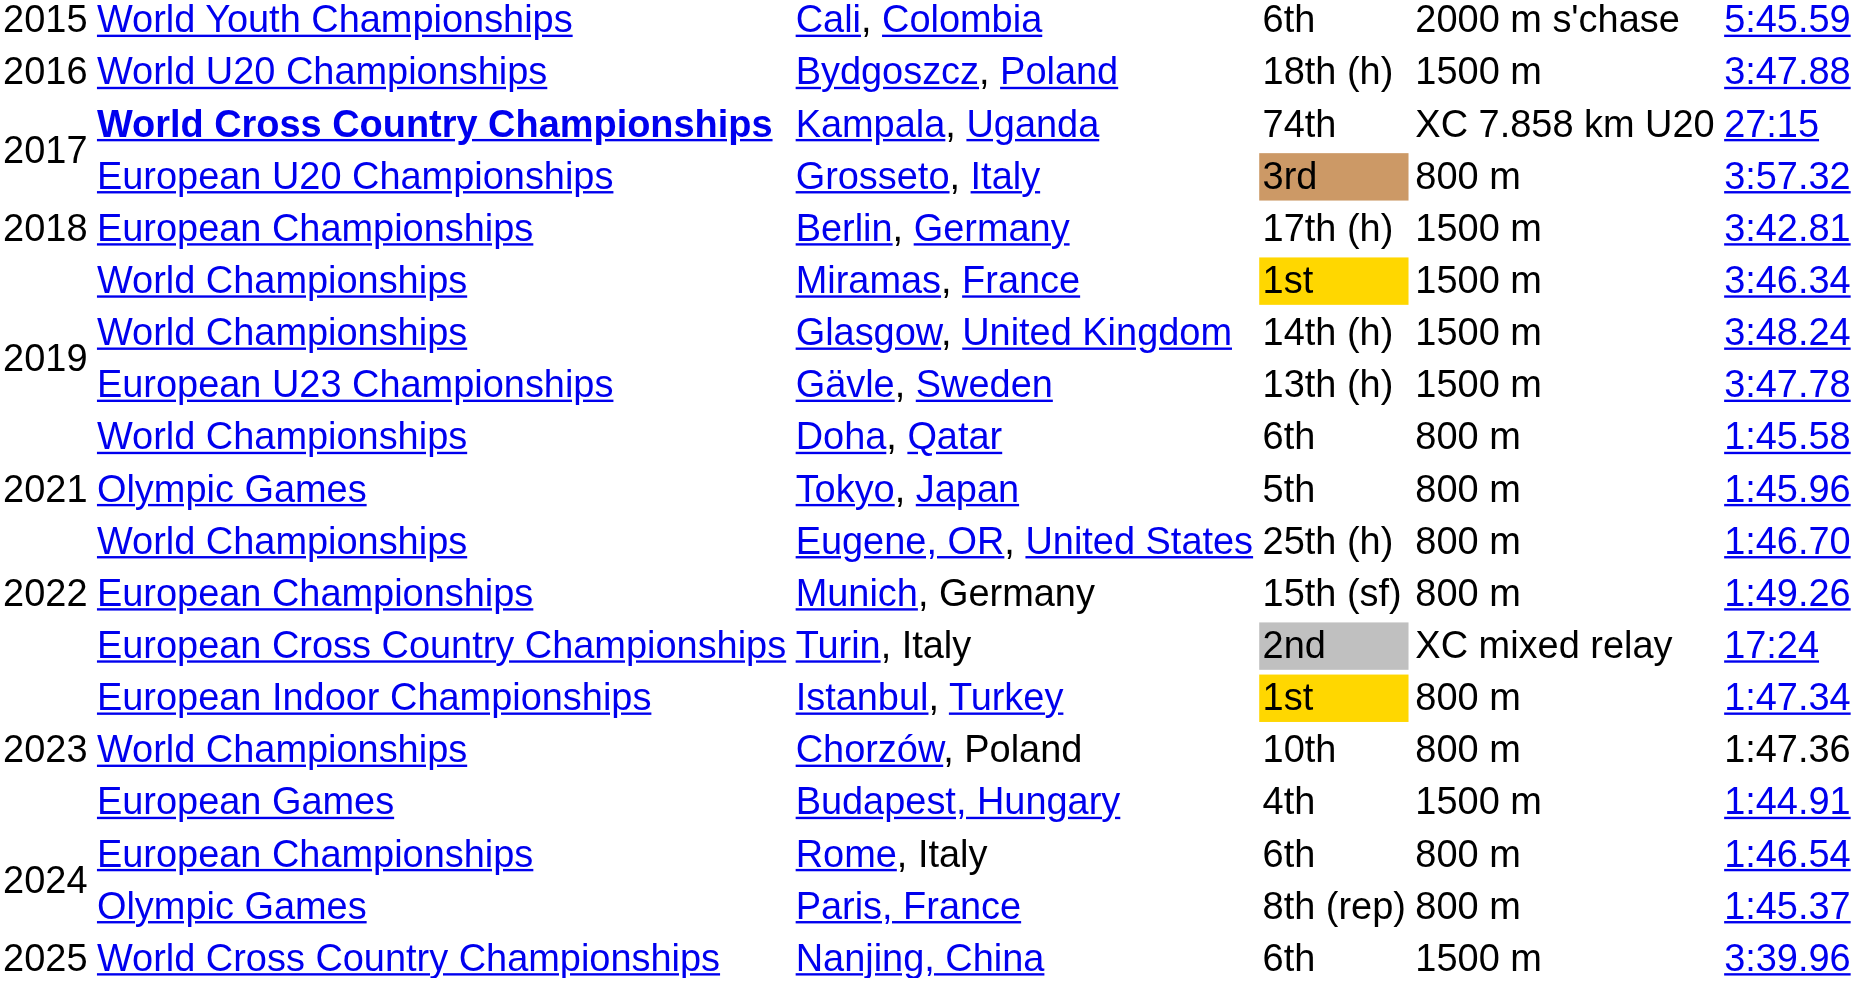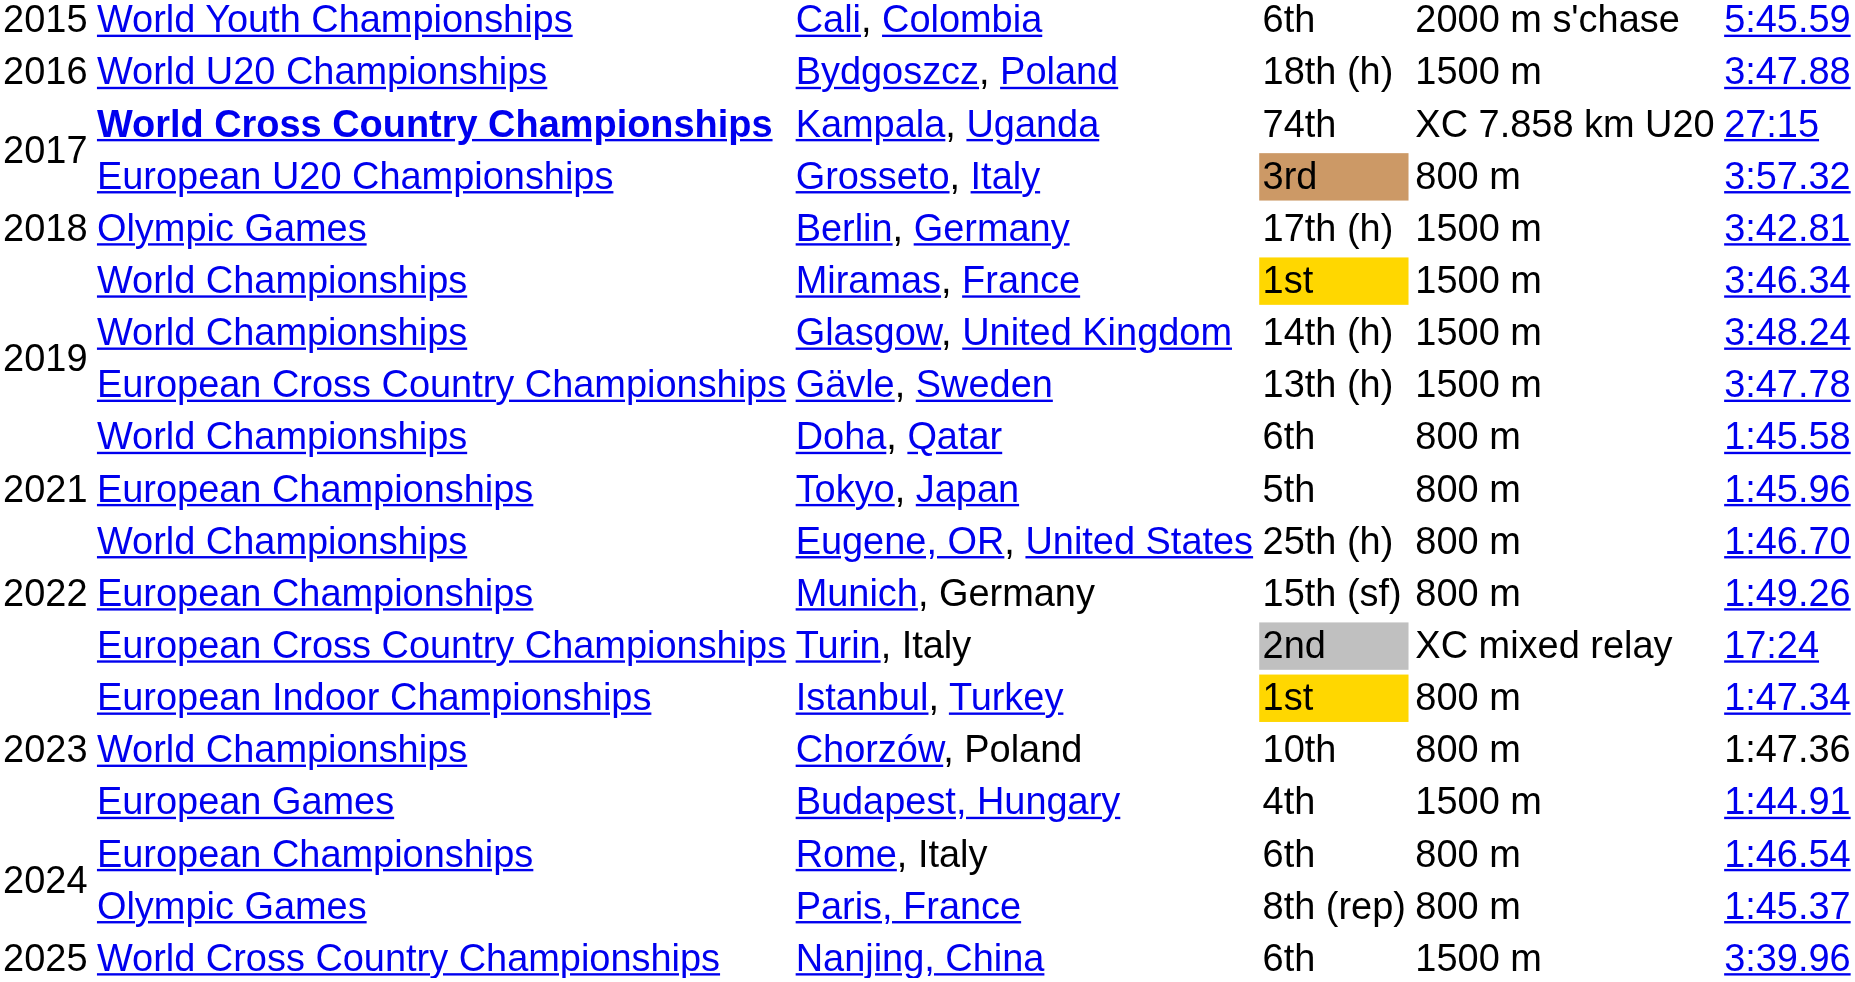(315, 228) European Championships -> (232, 228) Olympic Games
(355, 384) European U23 Championships -> (442, 384) European Cross Country Championships
(232, 489) Olympic Games -> (315, 489) European Championships
